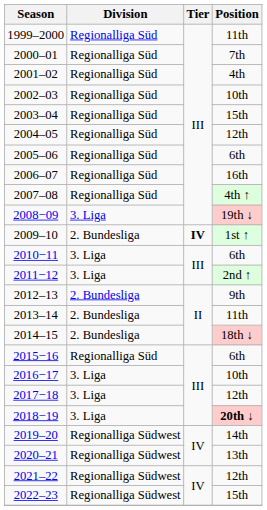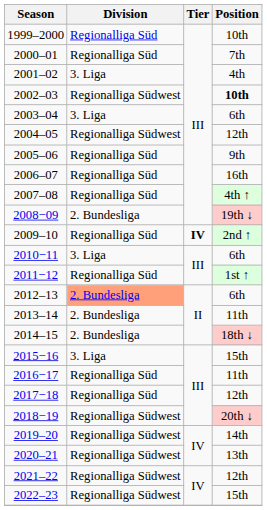(237, 34) 11th -> (237, 34) 10th
(114, 74) Regionalliga Süd -> (88, 74) 3. Liga
(114, 94) Regionalliga Süd -> (125, 94) Regionalliga Südwest
(237, 94) normal -> (237, 94) bold
(114, 114) Regionalliga Süd -> (88, 114) 3. Liga
(237, 114) 15th -> (237, 114) 6th
(114, 134) Regionalliga Süd -> (125, 134) Regionalliga Südwest
(237, 154) 6th -> (237, 154) 9th
(88, 214) 3. Liga -> (105, 214) 2. Bundesliga
(105, 235) 2. Bundesliga -> (114, 235) Regionalliga Süd
(237, 235) 1st ↑ -> (237, 235) 2nd ↑
(88, 275) 3. Liga -> (114, 275) Regionalliga Süd
(237, 275) 2nd ↑ -> (237, 275) 1st ↑
(105, 295) no background -> (105, 295) lightsalmon background
(237, 295) 9th -> (237, 295) 6th
(114, 355) Regionalliga Süd -> (88, 355) 3. Liga
(237, 355) 6th -> (237, 355) 15th
(88, 375) 3. Liga -> (114, 375) Regionalliga Süd
(237, 375) 10th -> (237, 375) 11th
(88, 395) 3. Liga -> (114, 395) Regionalliga Süd
(88, 415) 3. Liga -> (125, 415) Regionalliga Südwest
(237, 415) bold -> (237, 415) normal
